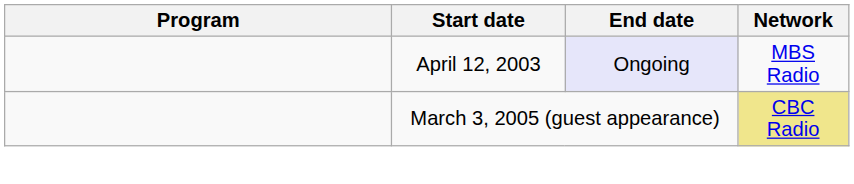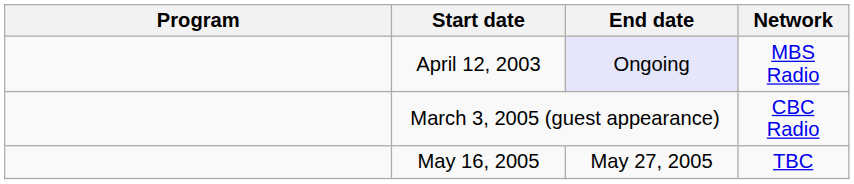(793, 118) khaki background -> (793, 118) no background
+ row: (478, 161)
